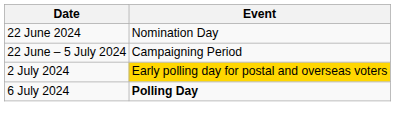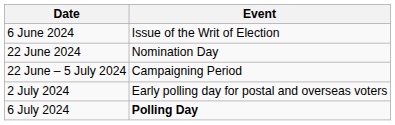+ row: (41, 33)
(260, 71) gold background -> (260, 91) no background
